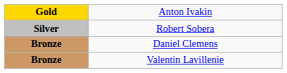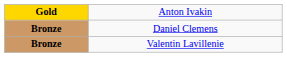- row: (185, 28)
